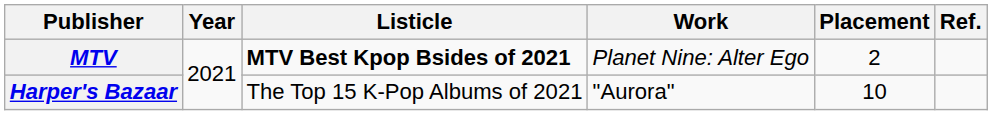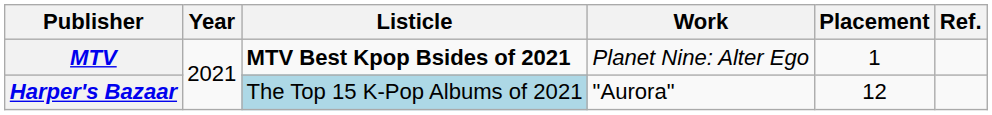(874, 57) 2 -> (874, 57) 1
(414, 92) no background -> (414, 92) lightblue background
(874, 92) 10 -> (874, 92) 12
